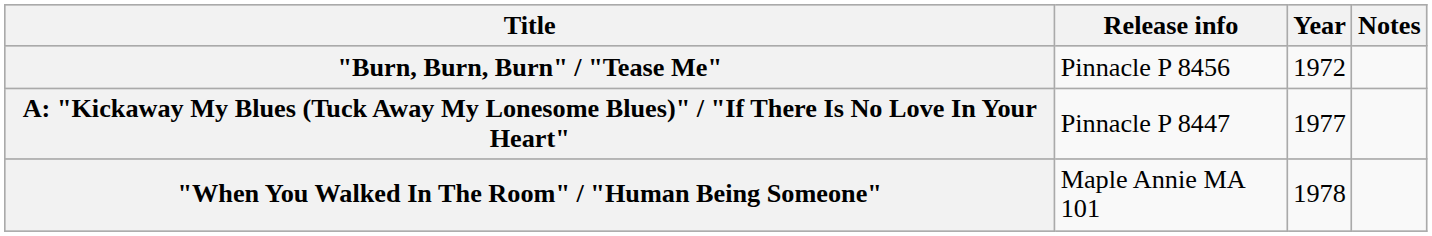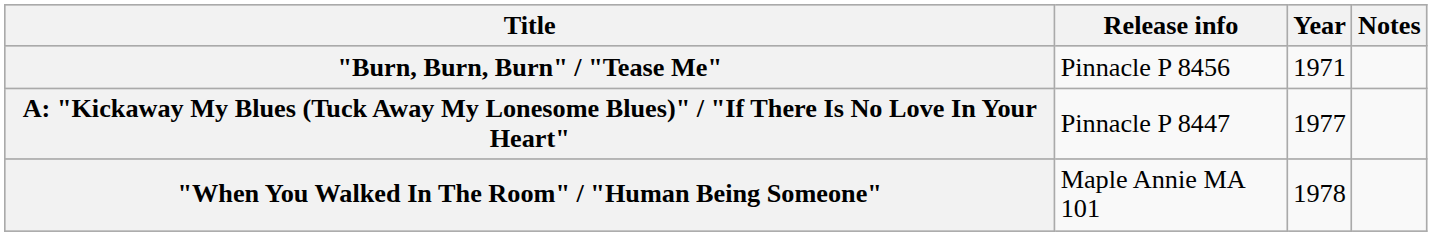(1320, 66) 1972 -> (1320, 66) 1971
